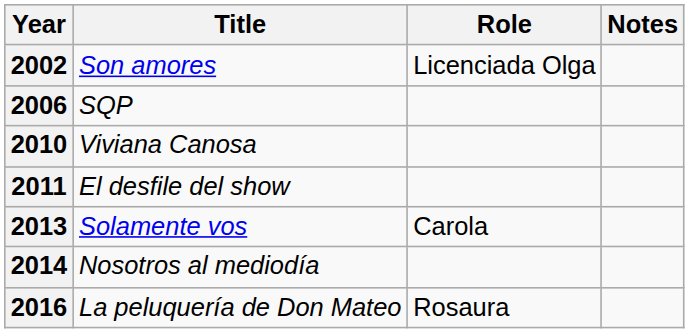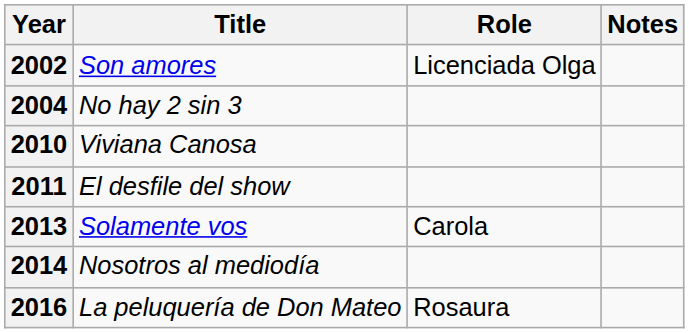+ row: (39, 105)
- row: (39, 105)
